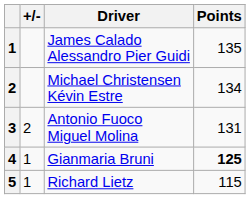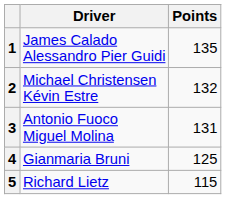- column: (32, 16)
(229, 88) 134 -> (205, 88) 132
(229, 159) bold -> (205, 159) normal
